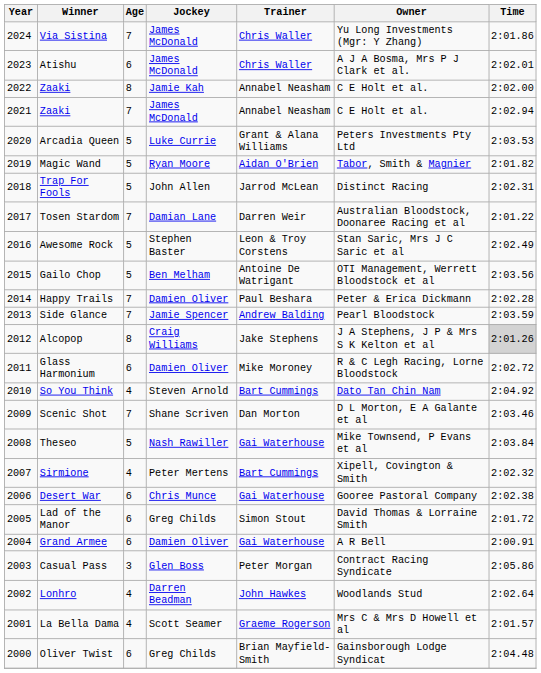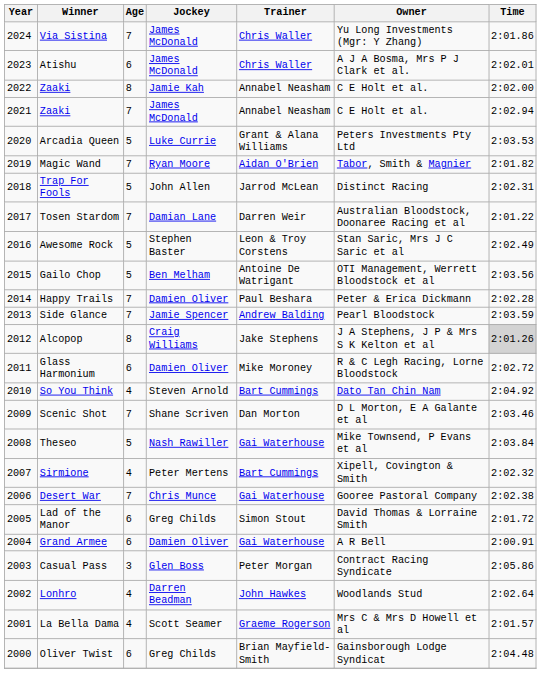(129, 164) 5 -> (129, 164) 7
(129, 496) 6 -> (129, 496) 7
